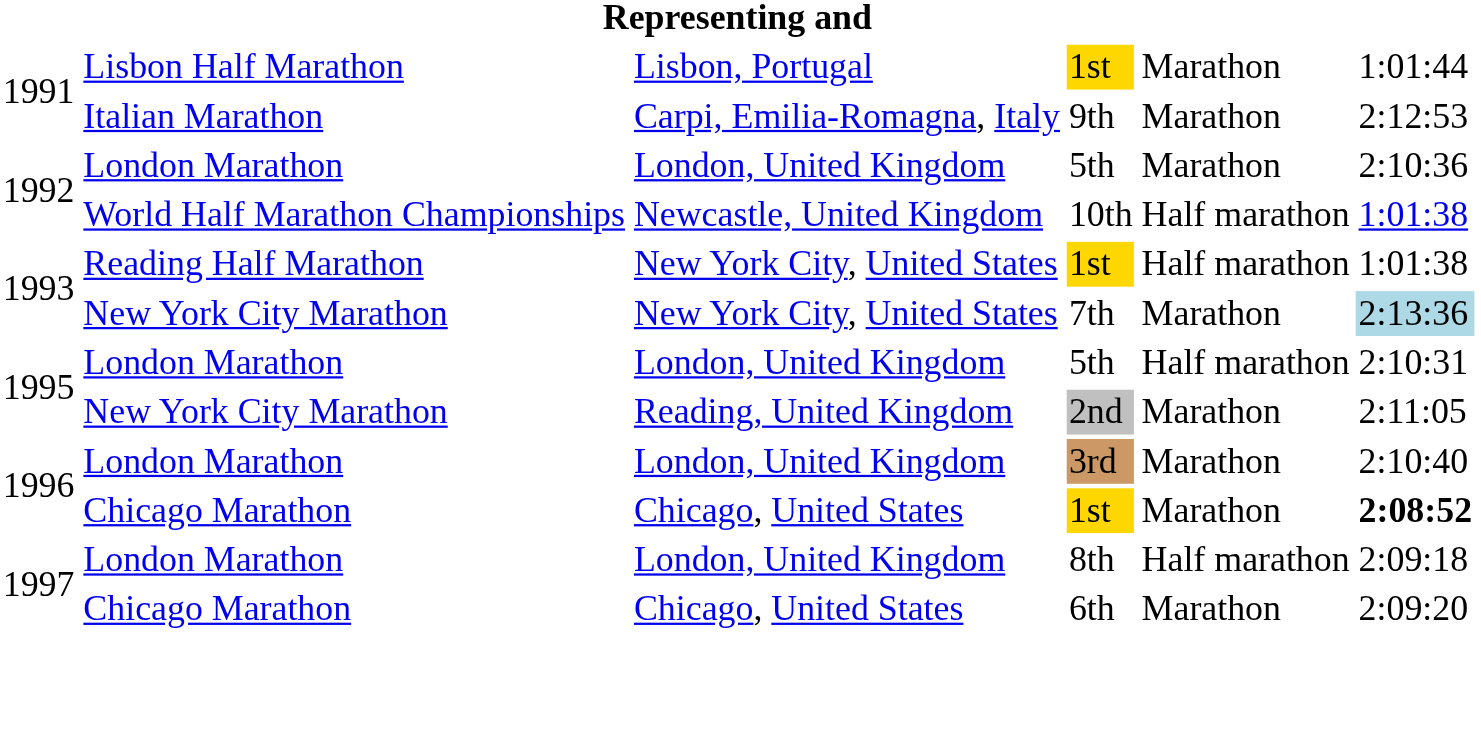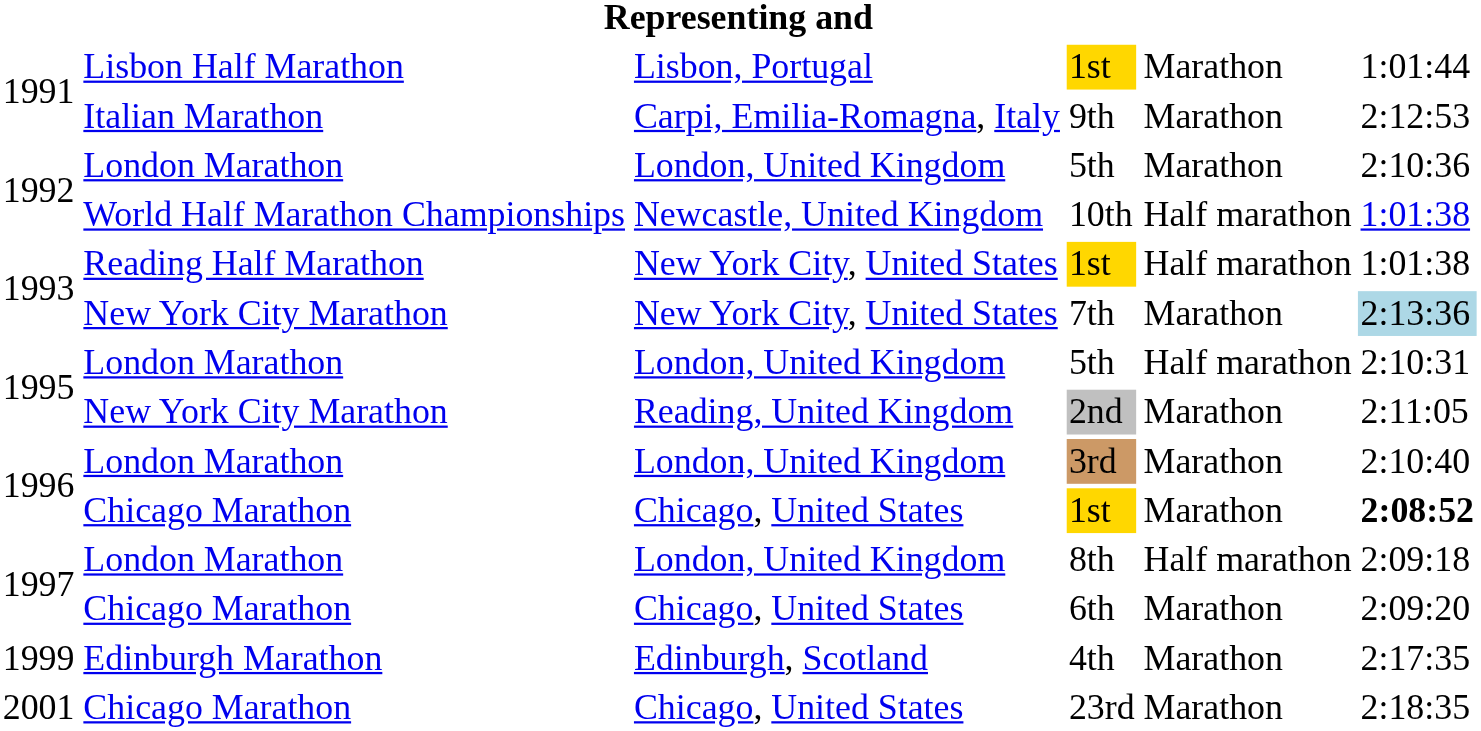+ row: (39, 657)
+ row: (39, 707)
